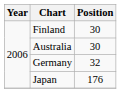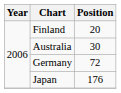(95, 29) 30 -> (95, 29) 20
(95, 63) 32 -> (95, 63) 72
